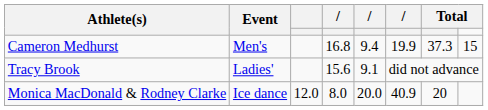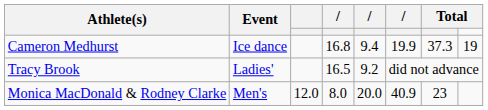(250, 46) Men's -> (260, 46) Ice dance
(470, 46) 15 -> (470, 46) 19
(338, 70) 15.6 -> (338, 70) 16.5
(369, 70) 9.1 -> (369, 70) 9.2
(260, 93) Ice dance -> (250, 93) Men's
(440, 93) 20 -> (440, 93) 23
